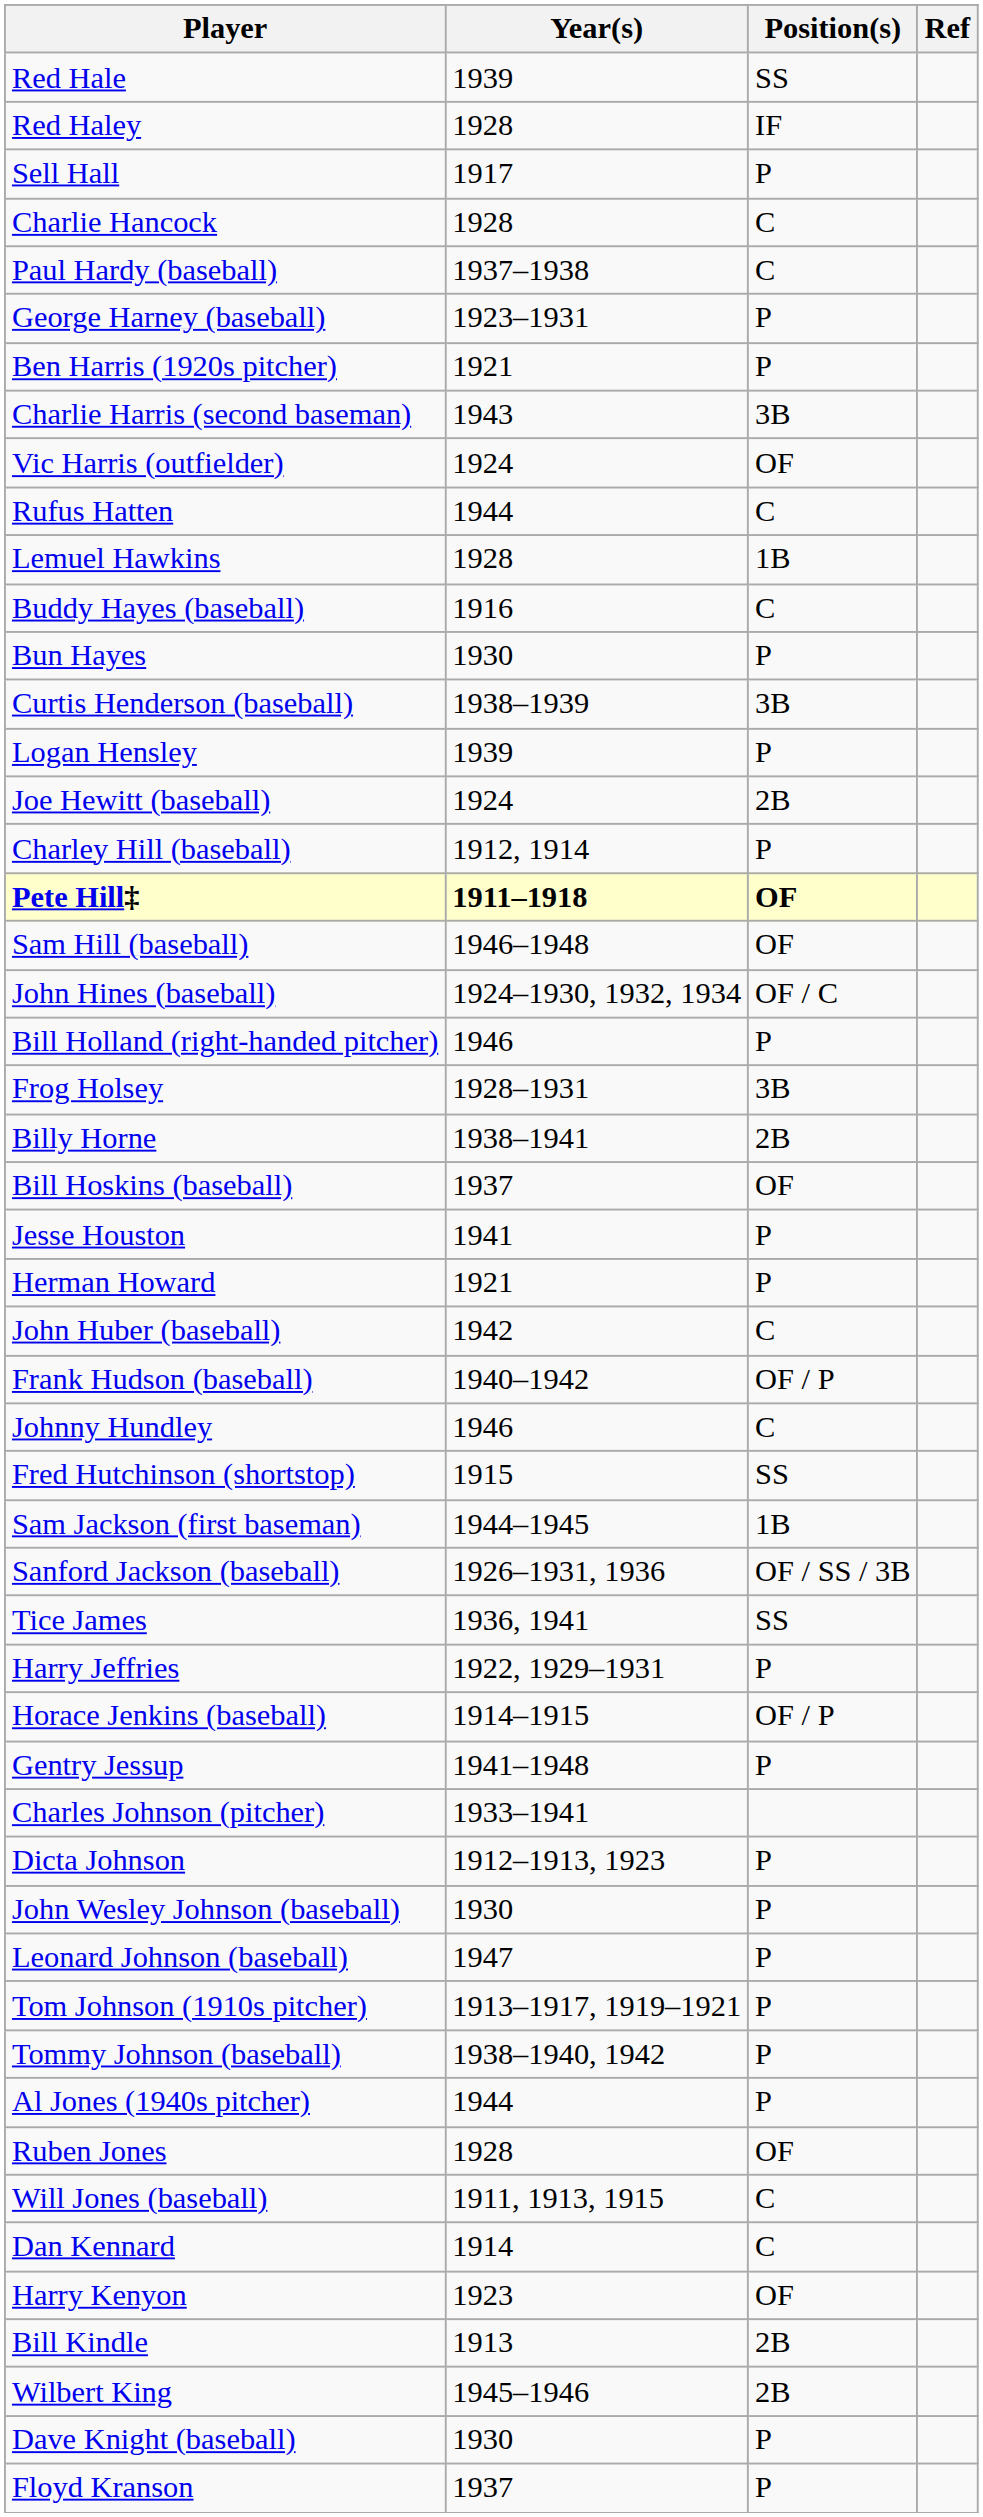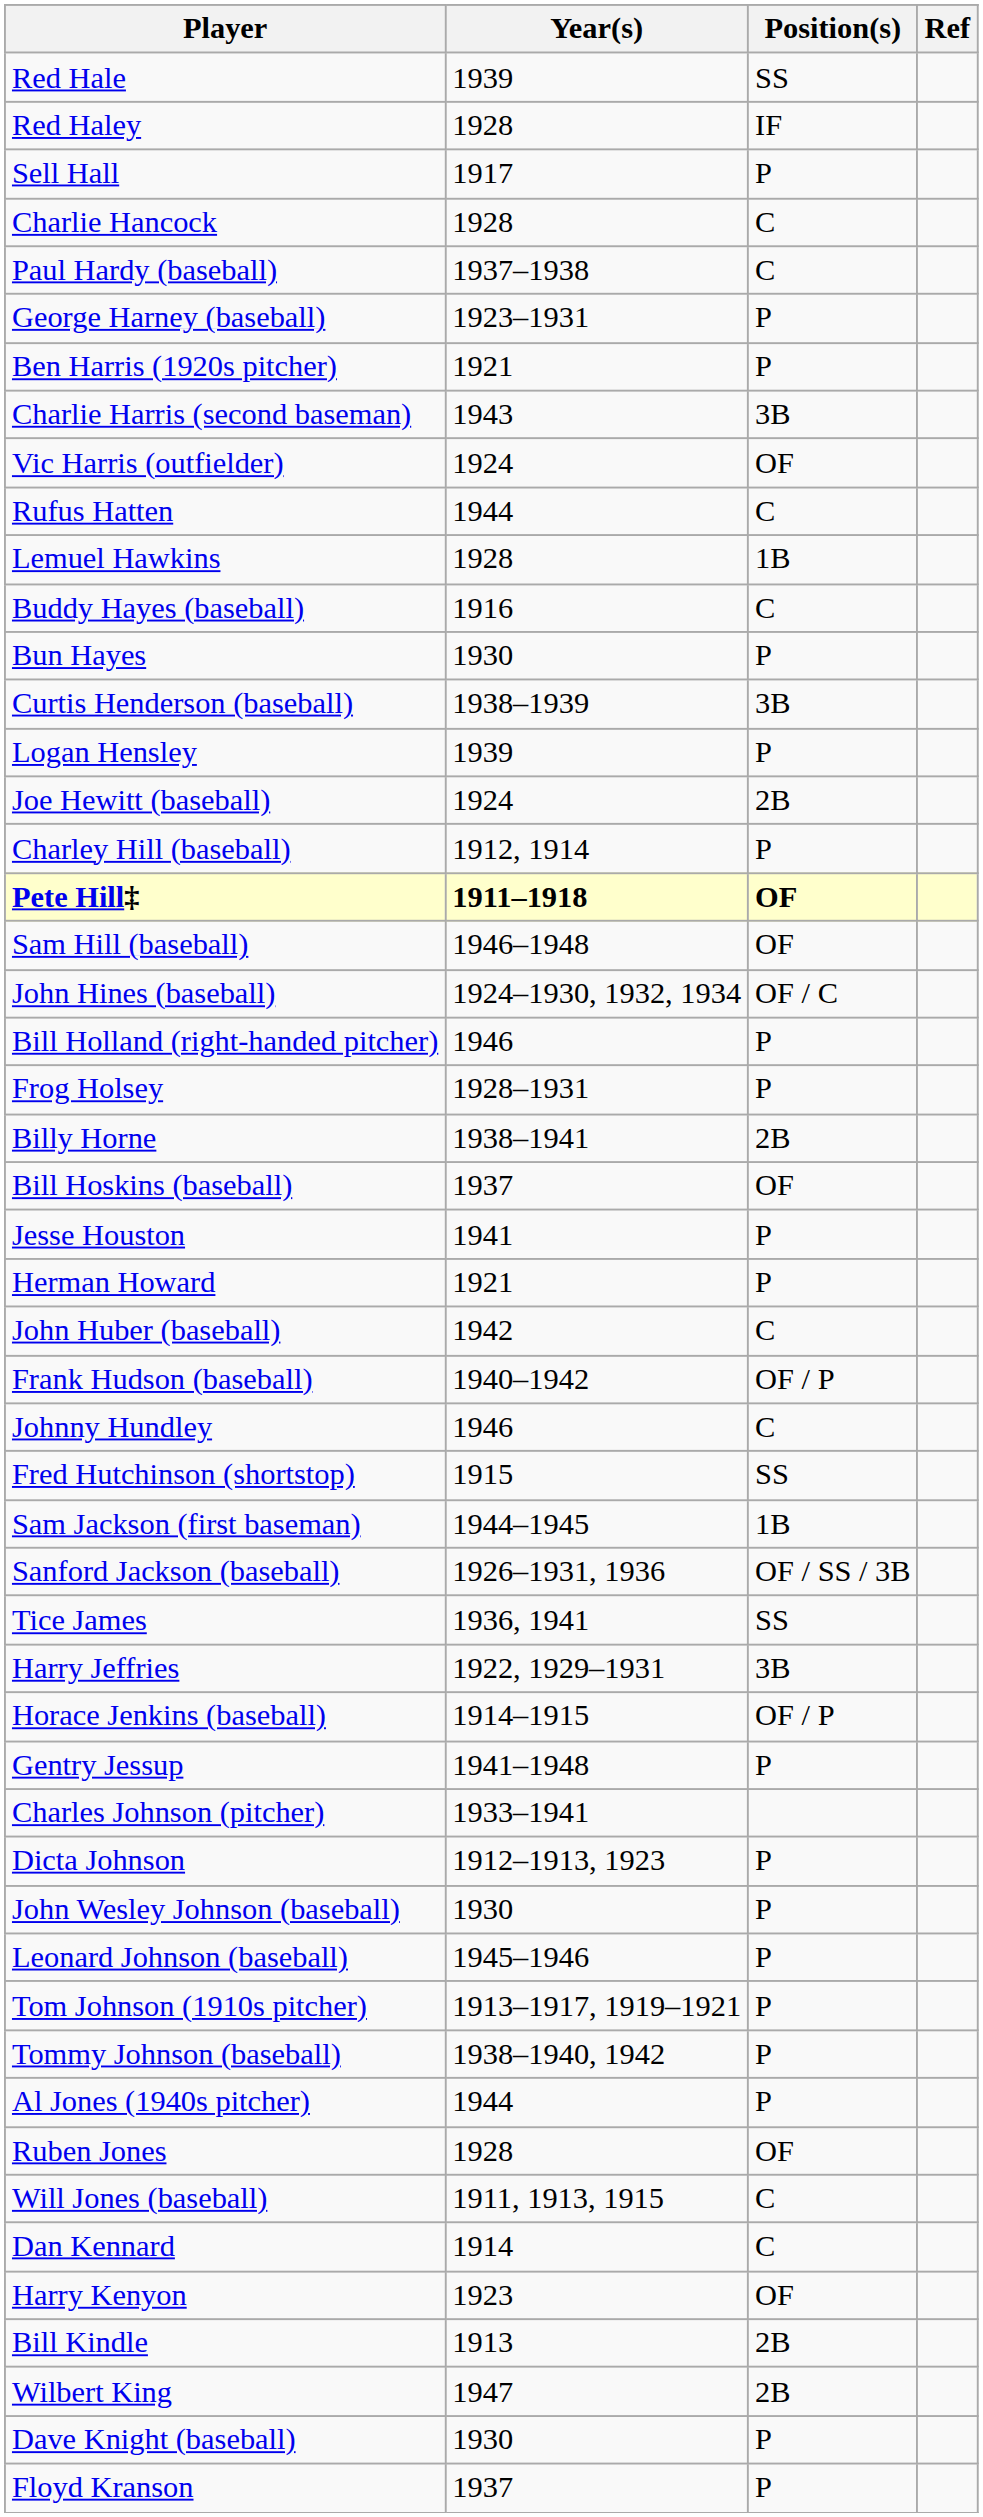(773, 1089) 3B -> (764, 1089) P
(764, 1667) P -> (773, 1667) 3B
(483, 1957) 1947 -> (521, 1957) 1945–1946
(521, 2391) 1945–1946 -> (483, 2391) 1947
